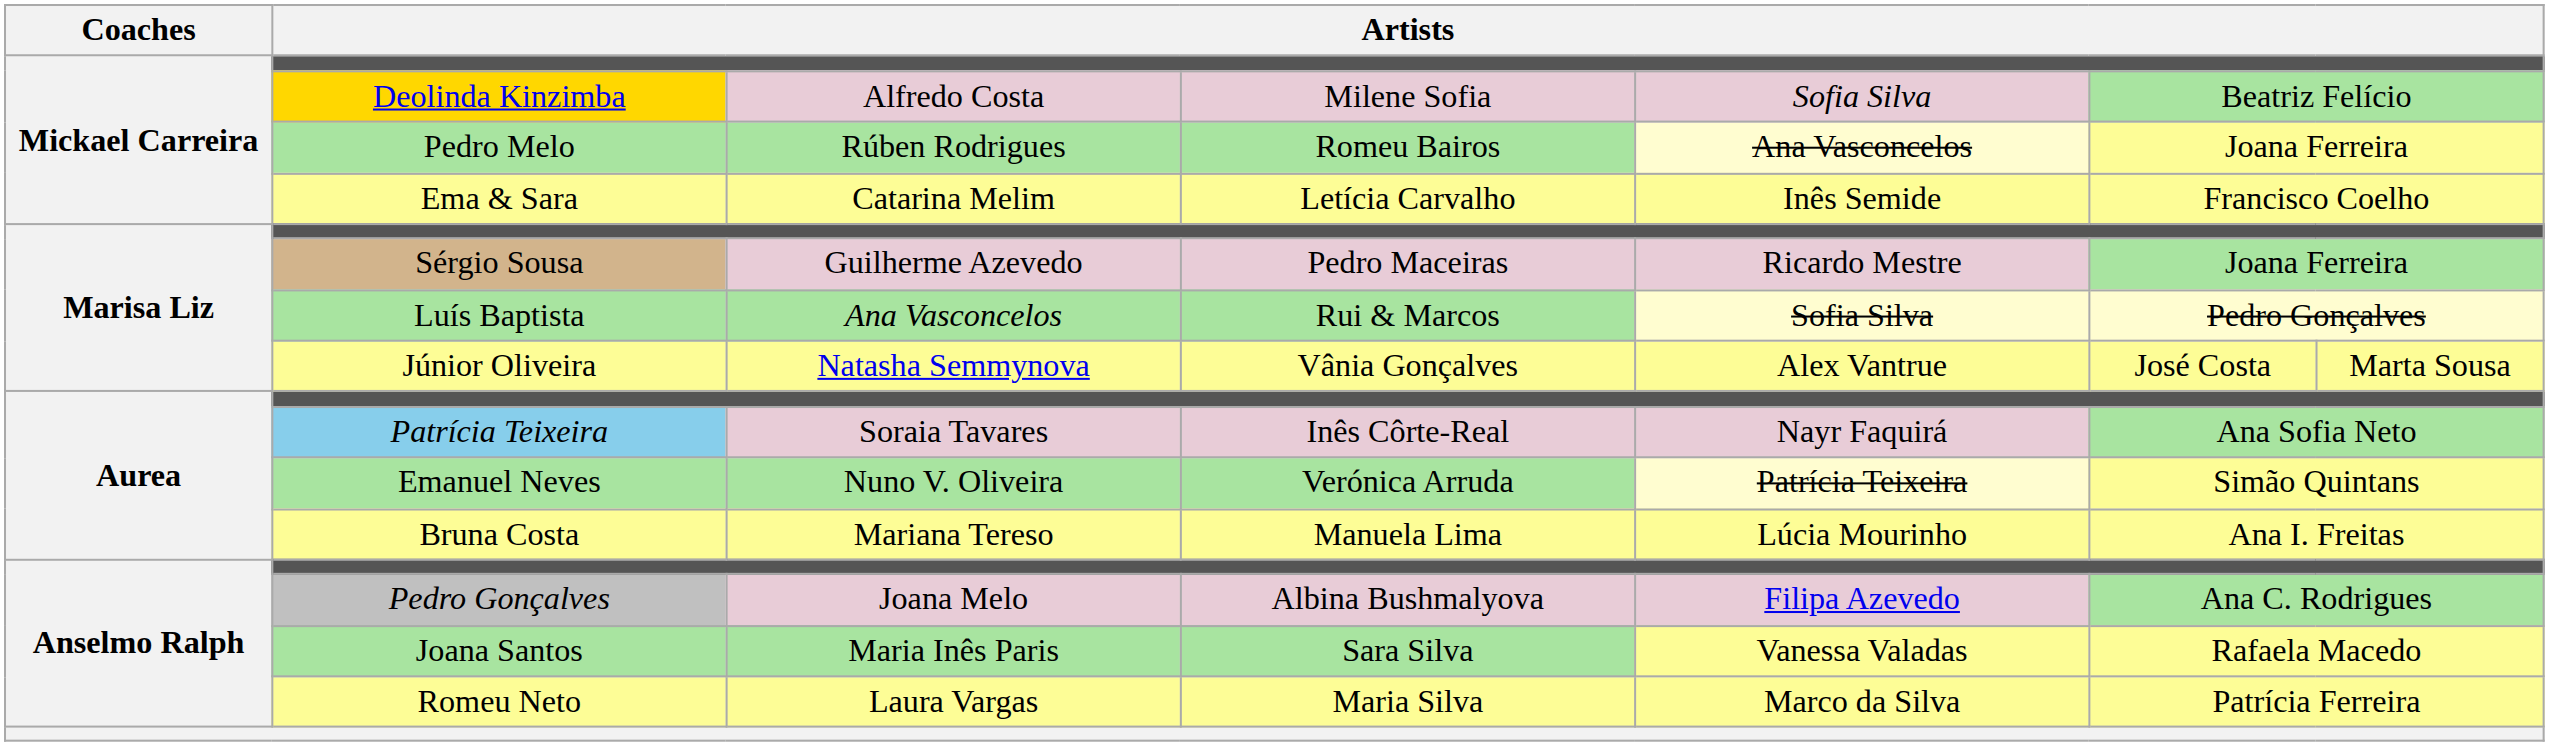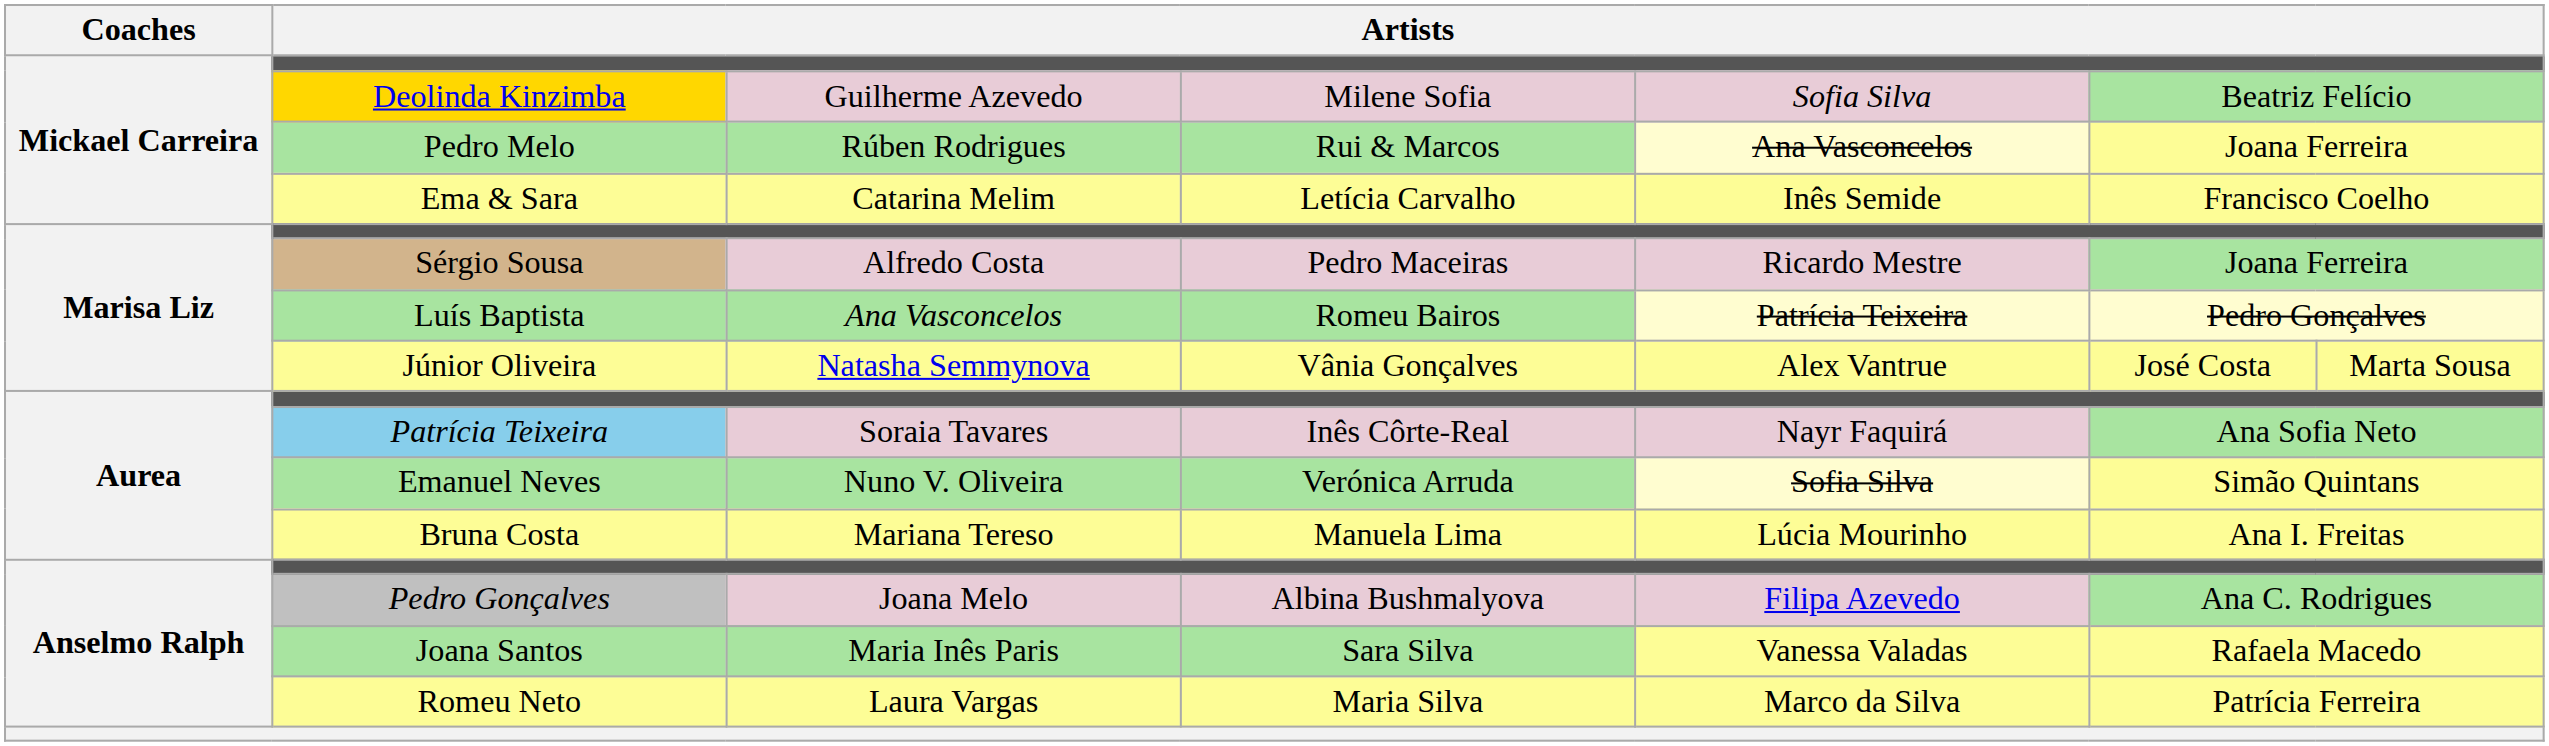(954, 95) Alfredo Costa -> (954, 95) Guilherme Azevedo
(1408, 146) Romeu Bairos -> (1408, 146) Rui & Marcos
(954, 263) Guilherme Azevedo -> (954, 263) Alfredo Costa
(1408, 314) Rui & Marcos -> (1408, 314) Romeu Bairos
(1862, 314) Sofia Silva -> (1862, 314) Patrícia Teixeira
(1862, 482) Patrícia Teixeira -> (1862, 482) Sofia Silva
